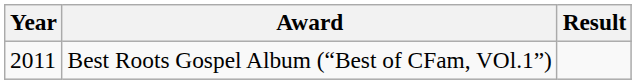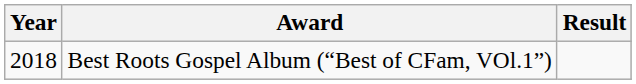(33, 60) 2011 -> (33, 60) 2018
